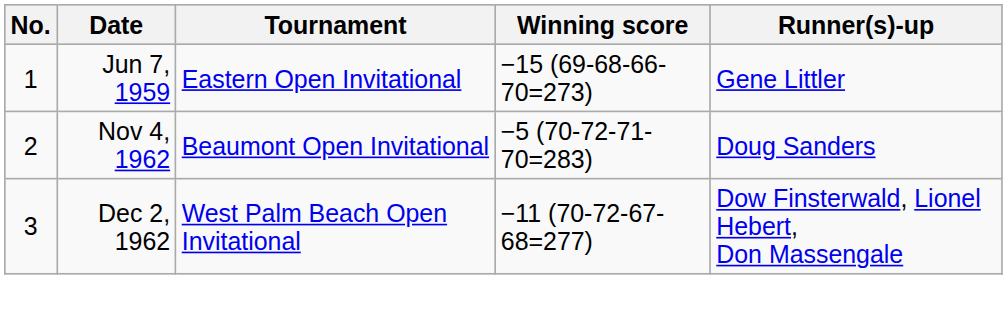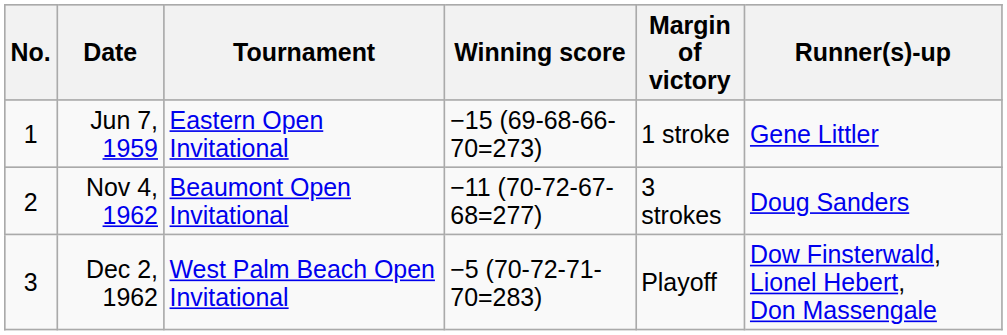+ column: (690, 53)
(577, 145) −5 (70-72-71-70=283) -> (532, 201) −11 (70-72-67-68=277)
(583, 227) −11 (70-72-67-68=277) -> (526, 283) −5 (70-72-71-70=283)
